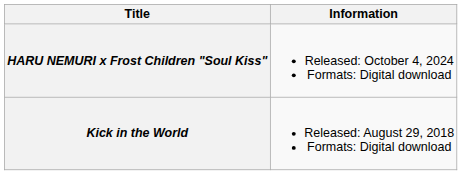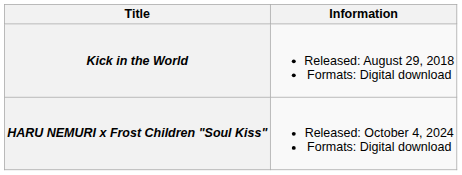rows swapped: (137, 133) <-> (137, 60)
